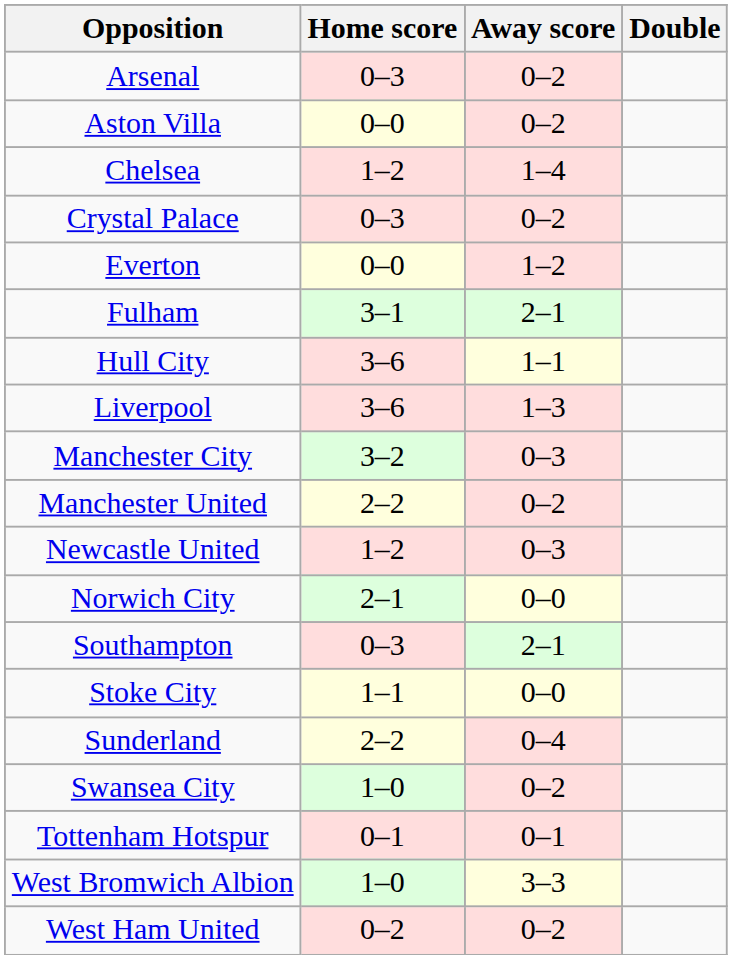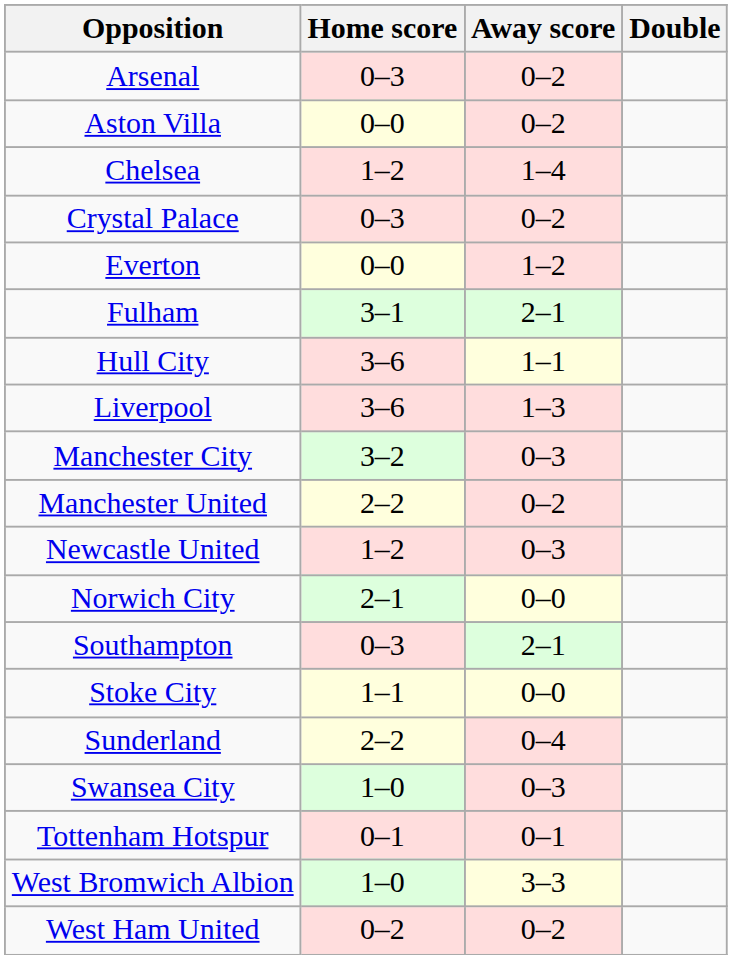(543, 787) 0–2 -> (543, 787) 0–3
